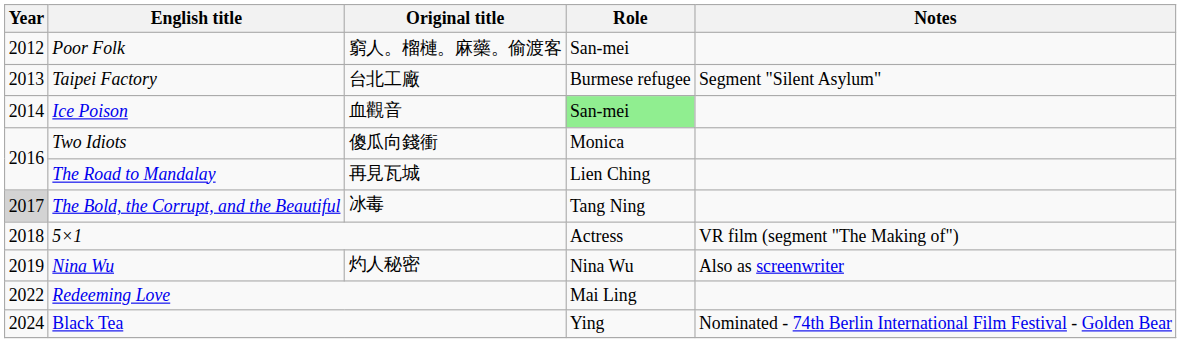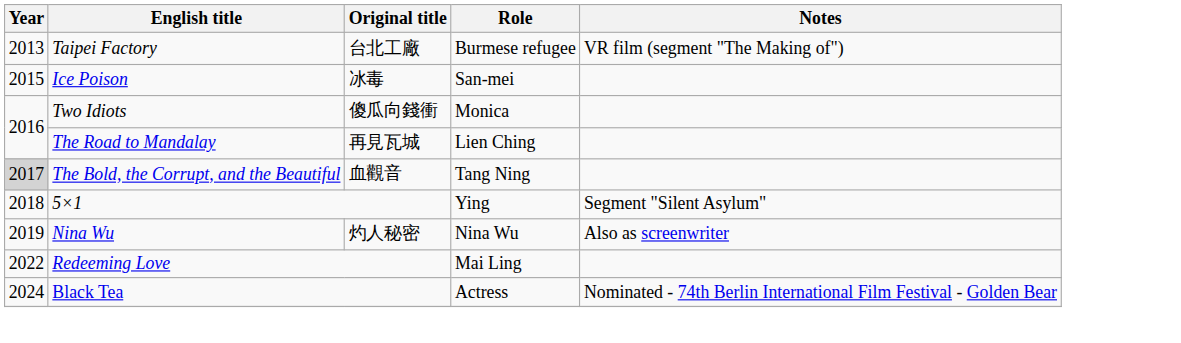- row: (89, 48)
(790, 79) Segment "Silent Asylum" -> (714, 48) VR film (segment "The Making of")
(26, 111) 2014 -> (26, 79) 2015
(375, 110) 血觀音 -> (366, 79) 冰毒
(600, 111) lightgreen background -> (485, 79) no background
(366, 205) 冰毒 -> (375, 173) 血觀音
(597, 235) Actress -> (472, 204) Ying
(829, 235) VR film (segment "The Making of") -> (675, 204) Segment "Silent Asylum"
(587, 323) Ying -> (482, 292) Actress
